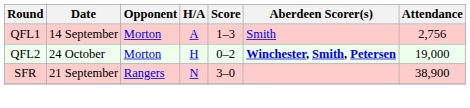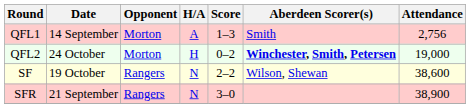+ row: (25, 73)
